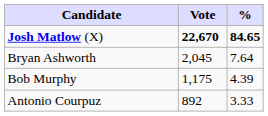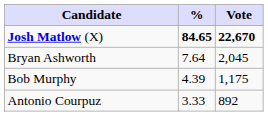columns swapped: (203, 15) <-> (245, 15)
